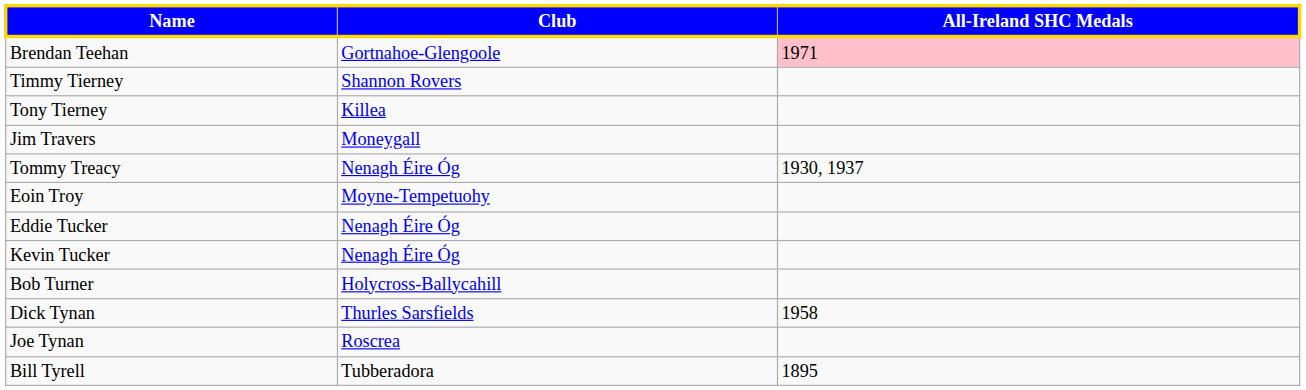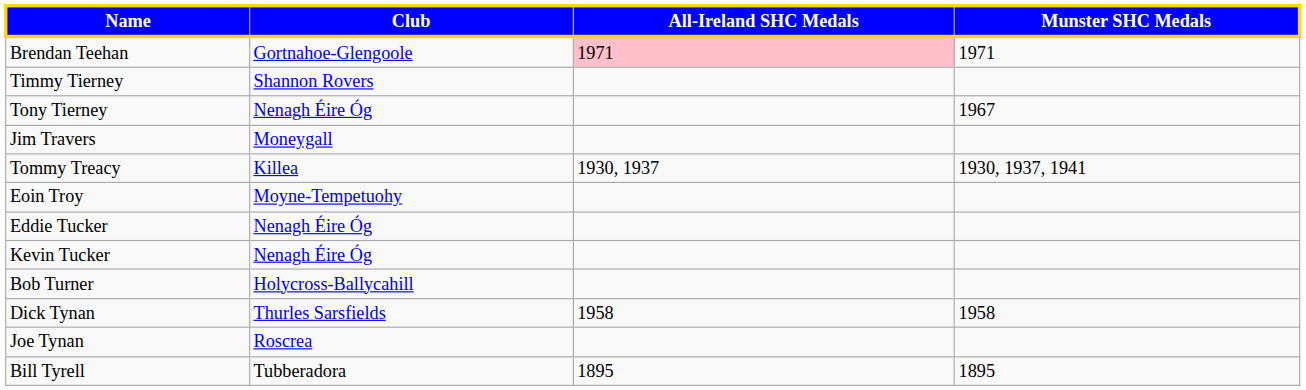+ column: (1126, 21)
(364, 110) Killea -> (313, 110) Nenagh Éire Óg
(401, 168) Nenagh Éire Óg -> (276, 168) Killea
